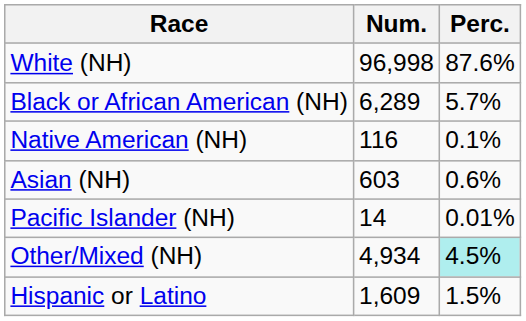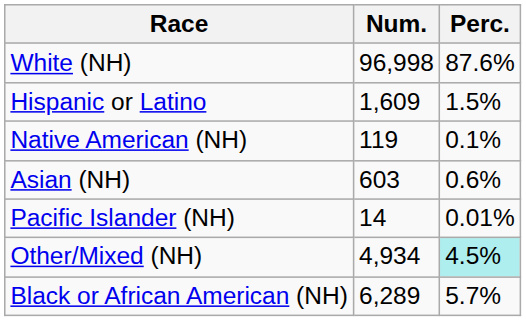rows swapped: (179, 101) <-> (108, 295)
(379, 140) 116 -> (379, 140) 119
